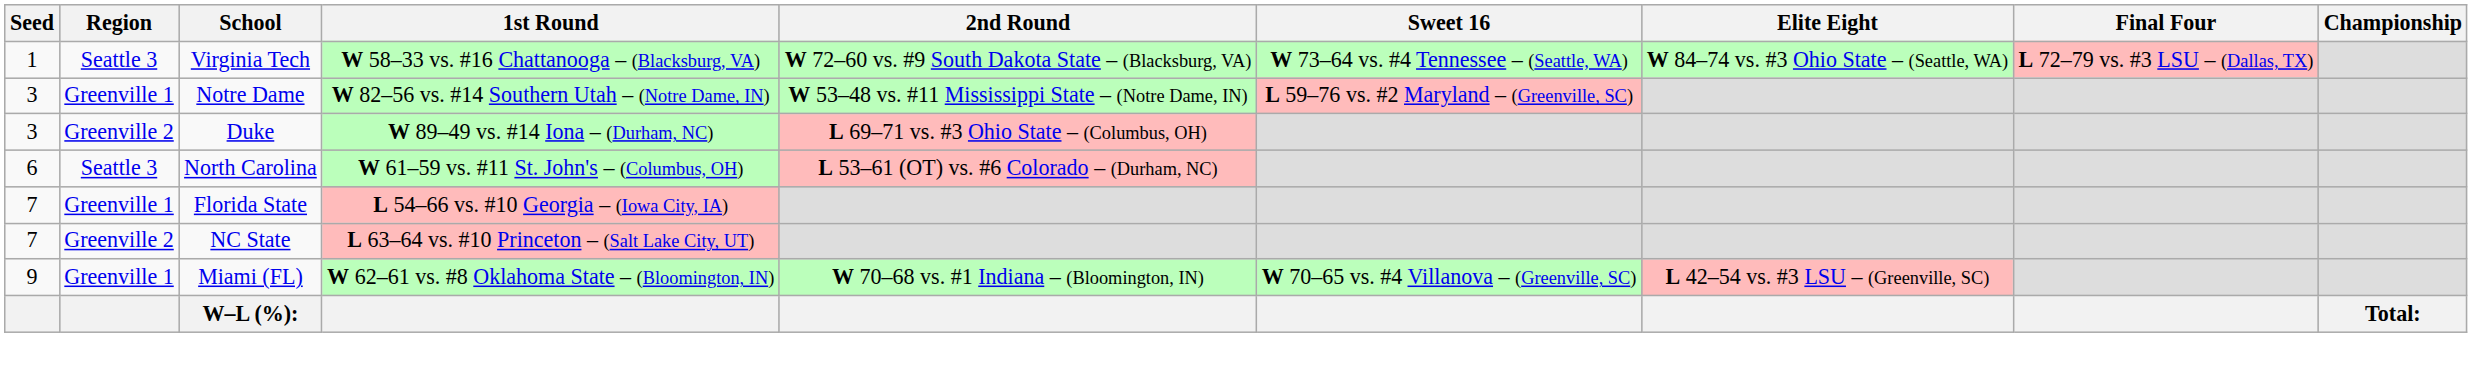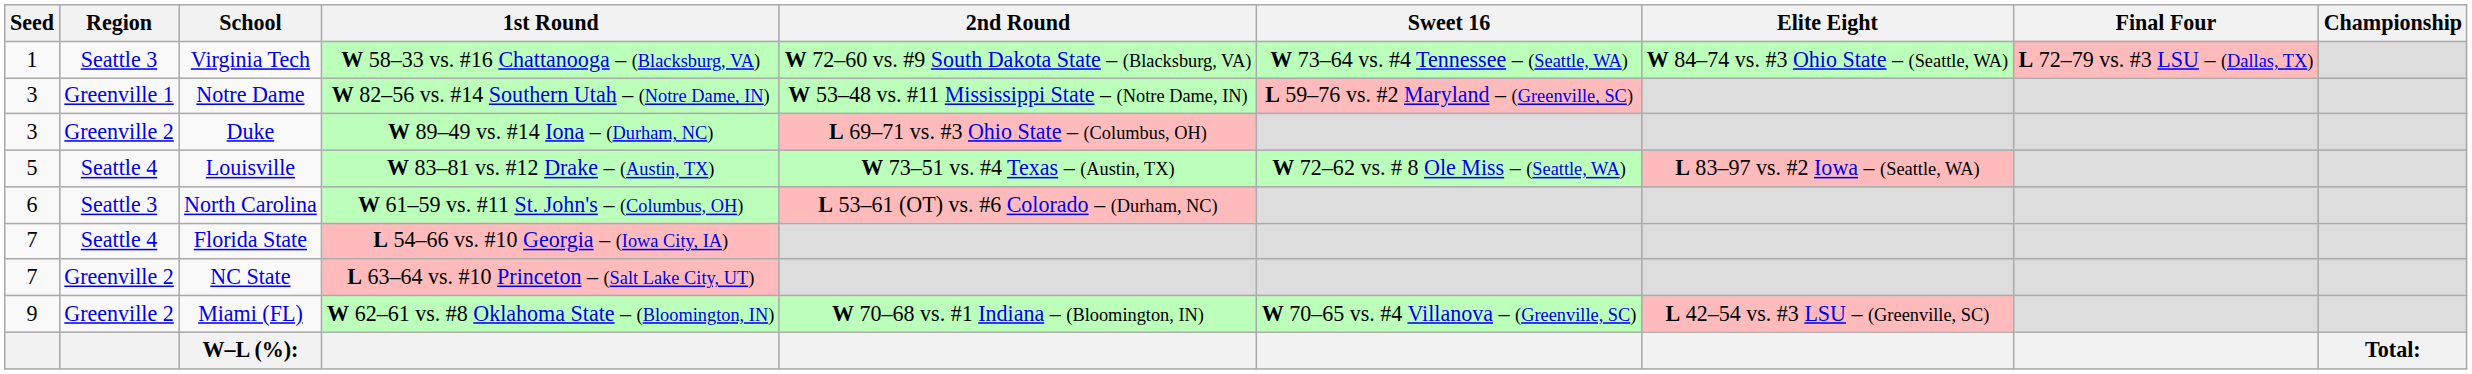+ row: (250, 168)
(119, 204) Greenville 1 -> (119, 241) Seattle 4
(119, 277) Greenville 1 -> (119, 313) Greenville 2
